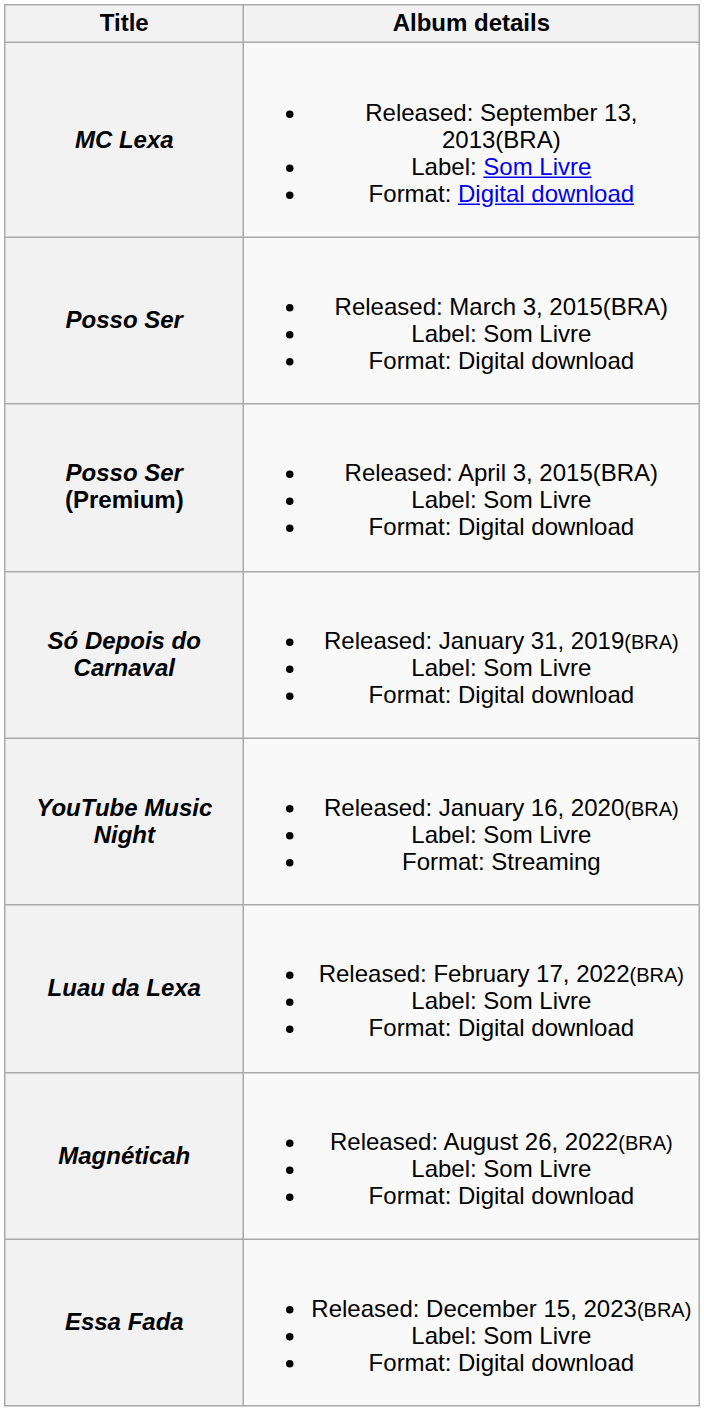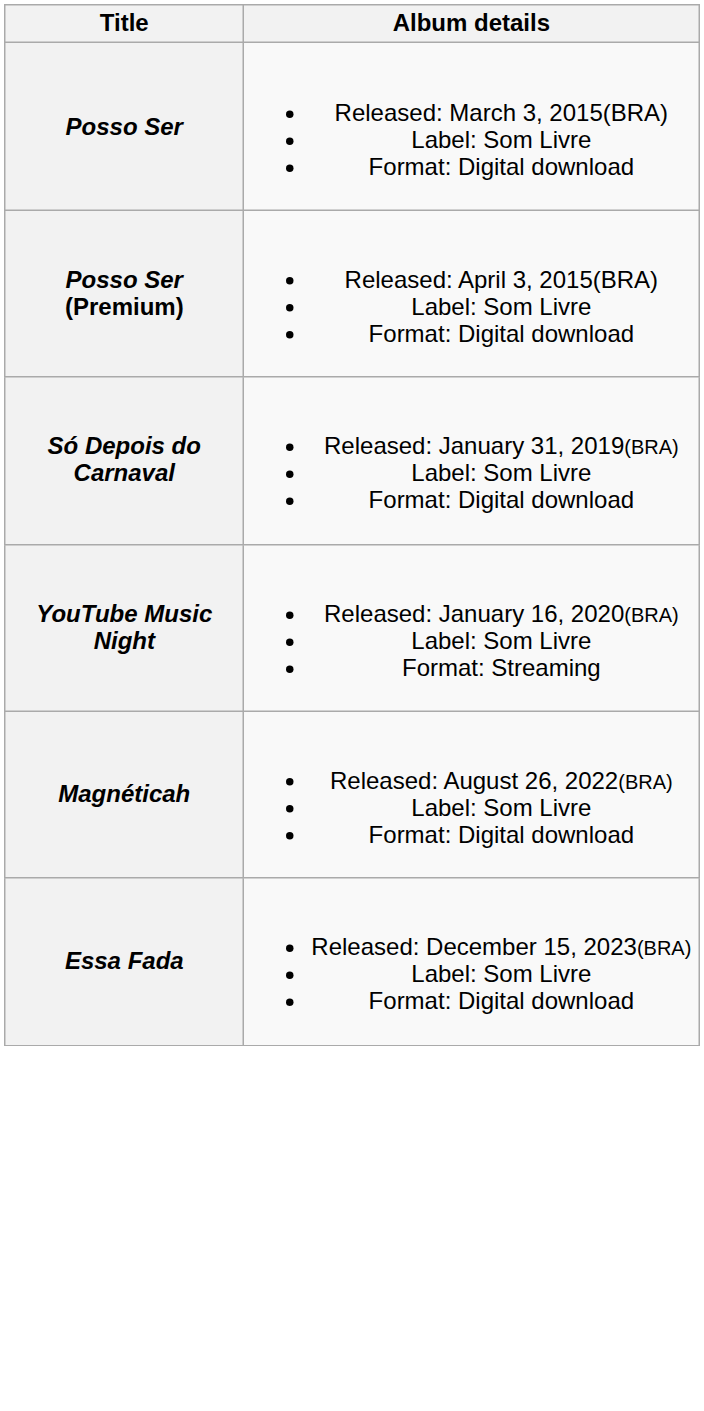- row: (124, 139)
- row: (124, 988)
